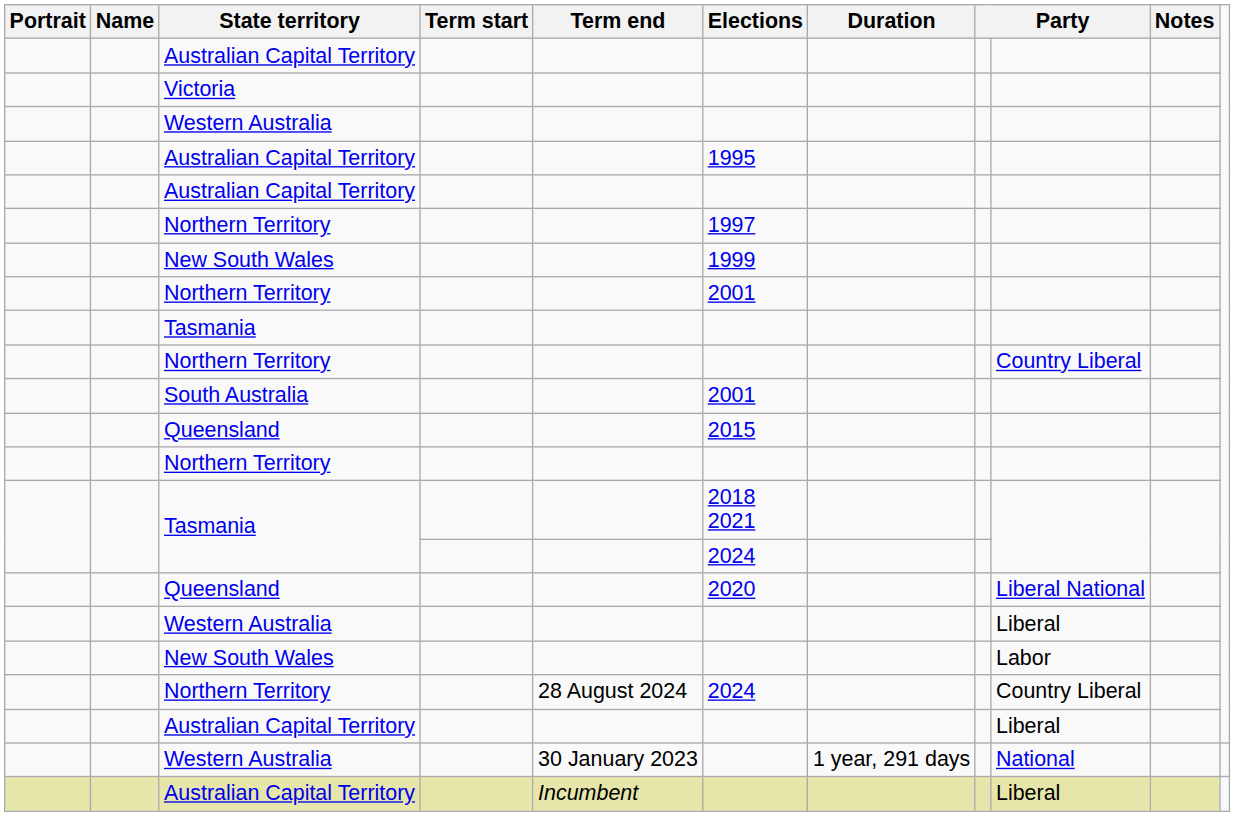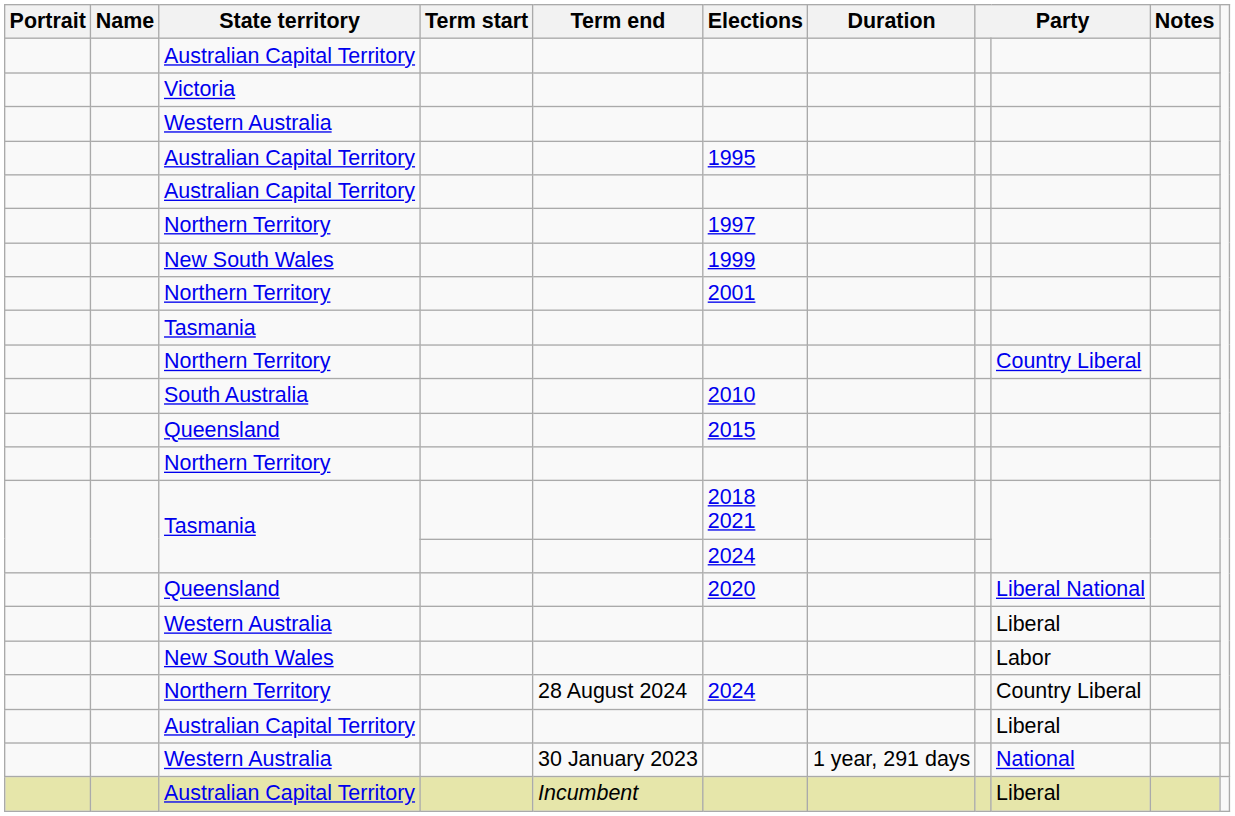(732, 395) 2001 -> (732, 395) 2010
